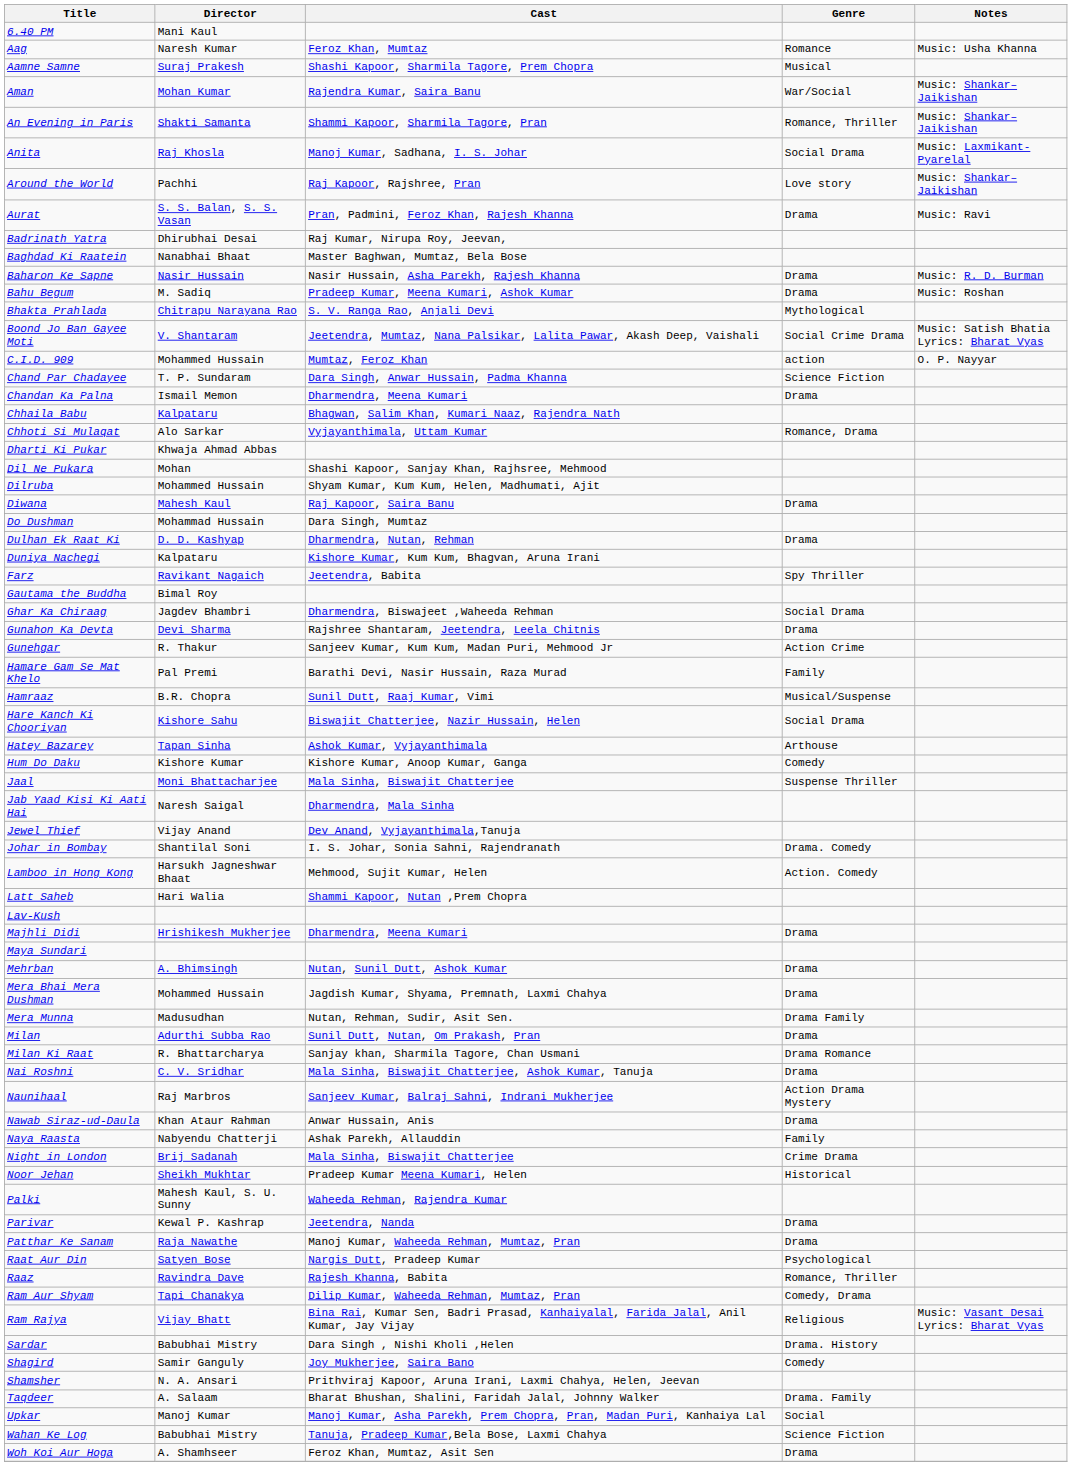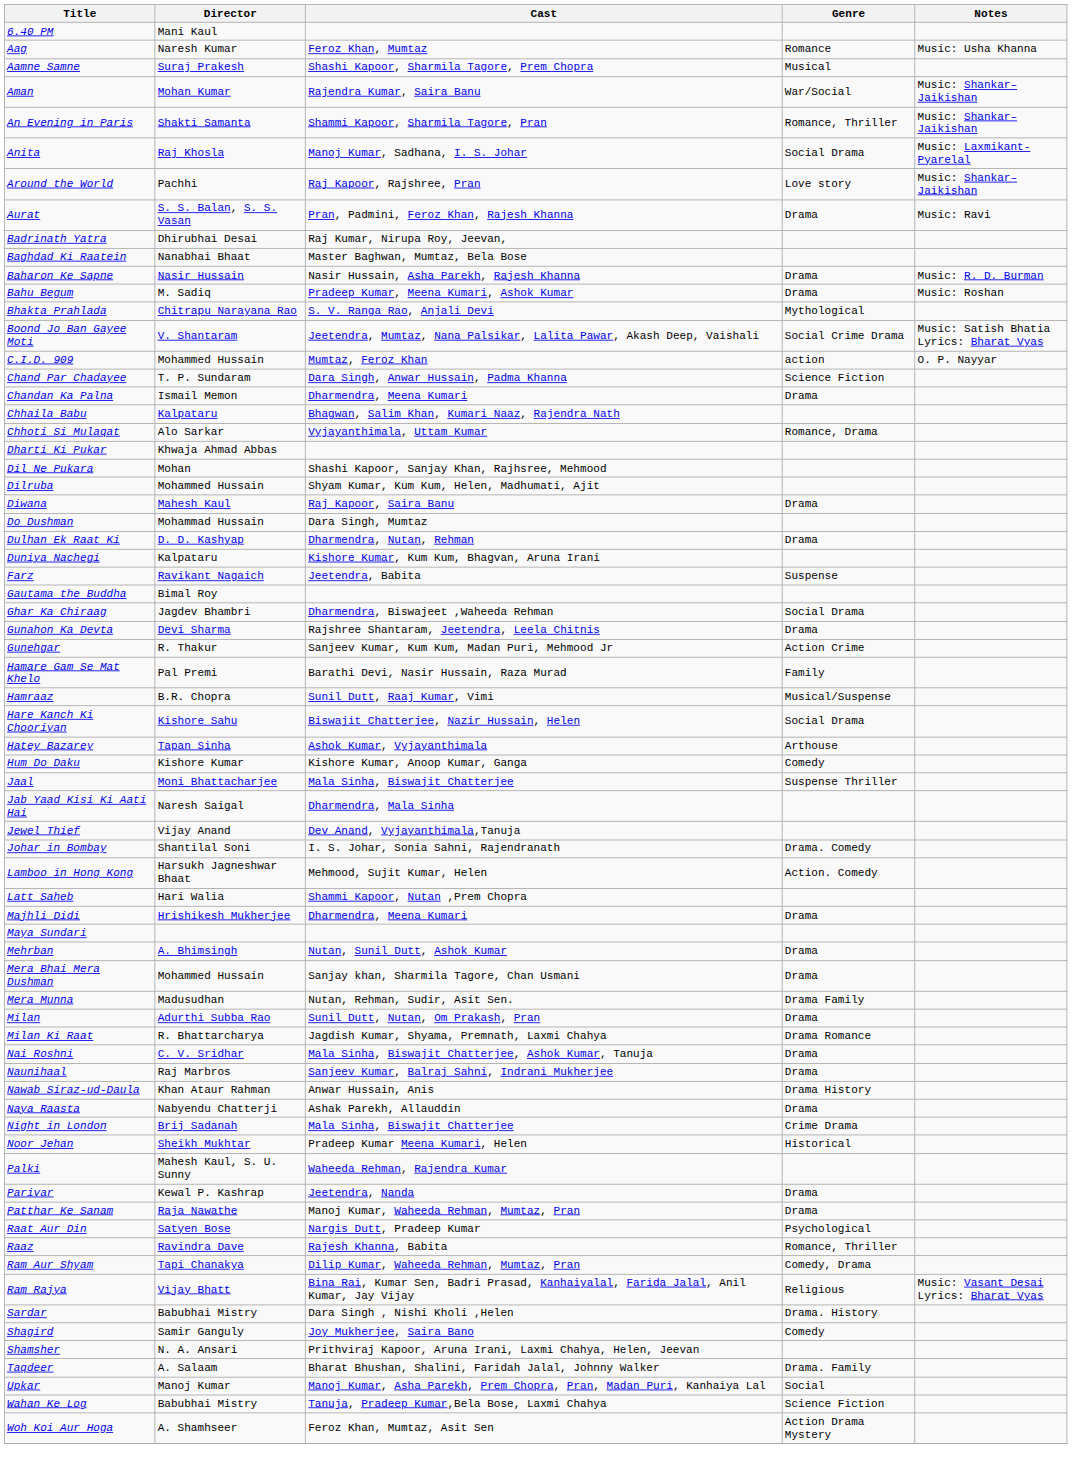(825, 576) Spy Thriller -> (811, 576) Suspense
- row: (34, 915)
(457, 994) Jagdish Kumar, Shyama, Premnath, Laxmi Chahya -> (444, 976) Sanjay khan, Sharmila Tagore, Chan Usmani
(444, 1054) Sanjay khan, Sharmila Tagore, Chan Usmani -> (457, 1036) Jagdish Kumar, Shyama, Premnath, Laxmi Chahya
(825, 1097) Action Drama Mystery -> (801, 1072) Drama
(801, 1121) Drama -> (828, 1090) Drama History
(805, 1139) Family -> (801, 1108) Drama
(801, 1453) Drama -> (825, 1428) Action Drama Mystery
